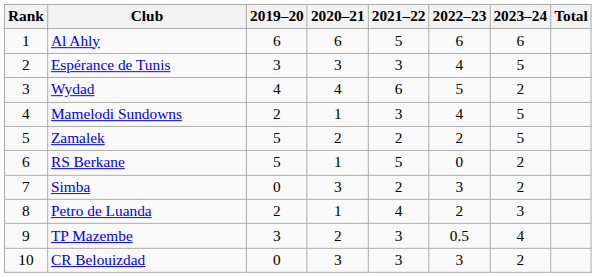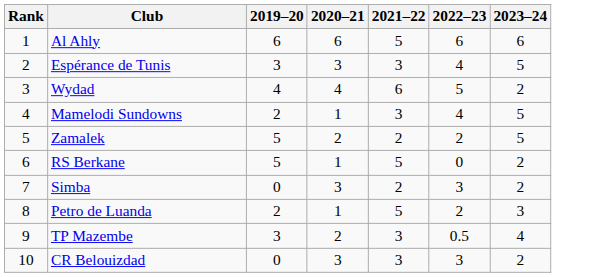- column: (571, 16)
(399, 211) 4 -> (399, 211) 5
